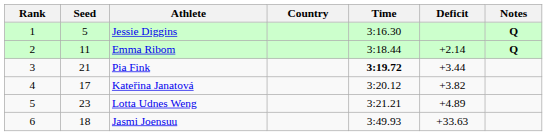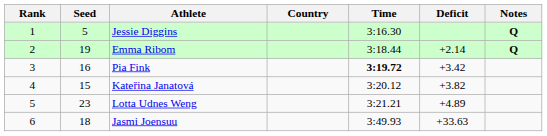(85, 49) 11 -> (85, 49) 19
(85, 67) 21 -> (85, 67) 16
(452, 67) +3.44 -> (452, 67) +3.42
(85, 85) 17 -> (85, 85) 15
